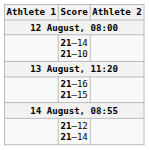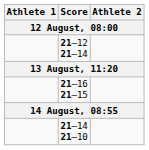rows swapped: (74, 48) <-> (74, 131)
